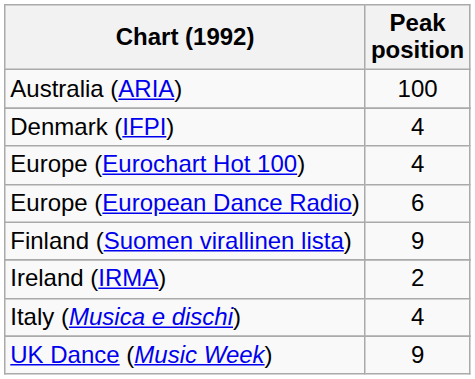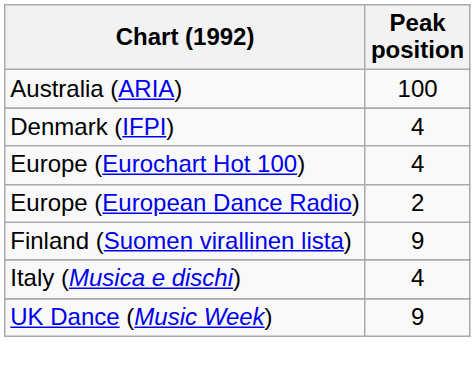(418, 202) 6 -> (418, 202) 2
- row: (88, 278)
